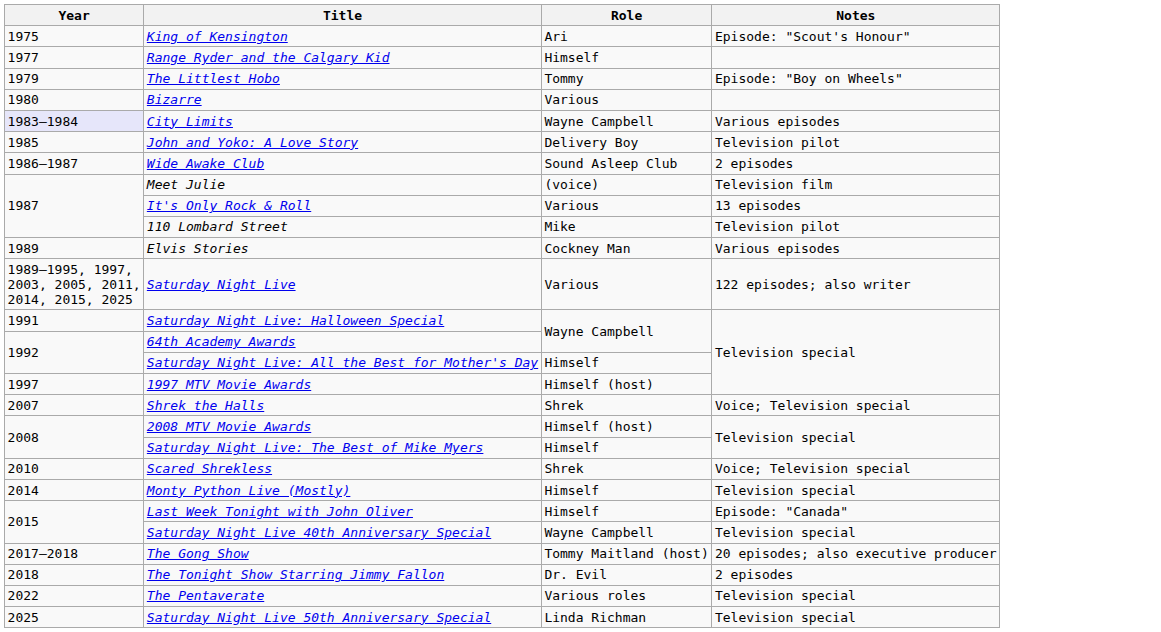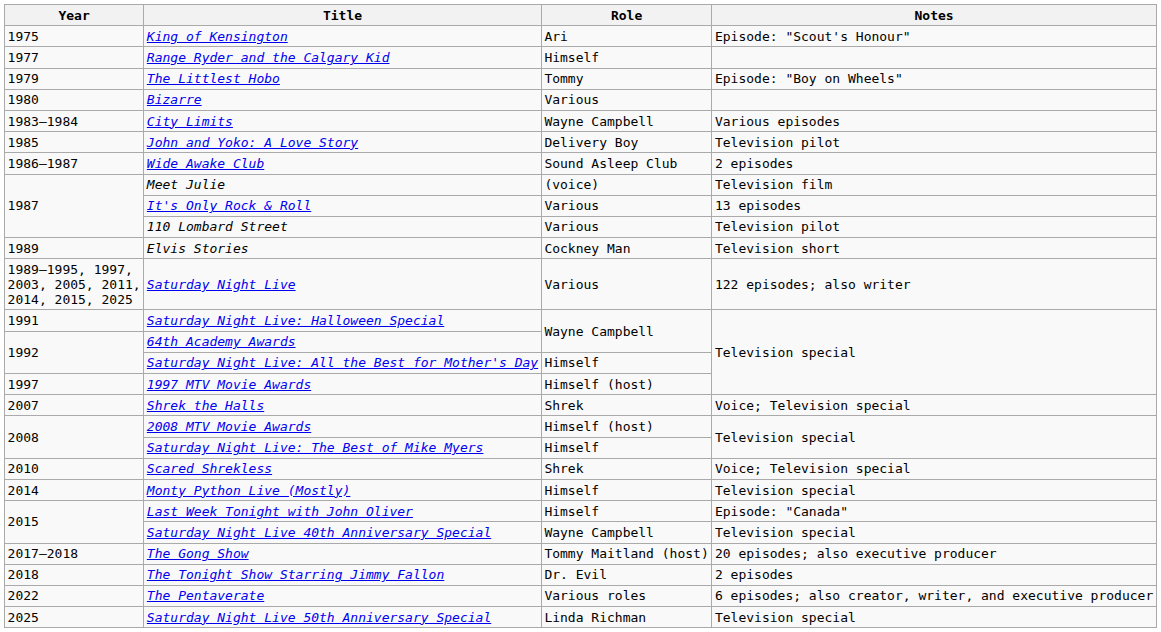(43, 121) lavender background -> (43, 121) no background
(560, 227) Mike -> (572, 227) Various
(778, 248) Various episodes -> (778, 248) Television short
(785, 596) Television special -> (934, 596) 6 episodes; also creator, writer, and executive producer
